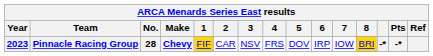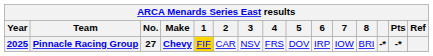(17, 44) 2023 -> (17, 44) 2025
(151, 44) 28 -> (151, 44) 27
(367, 44) gold background -> (367, 44) no background
